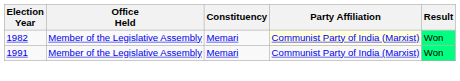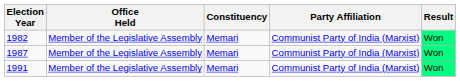(345, 38) lightyellow background -> (345, 38) no background
+ row: (17, 53)
